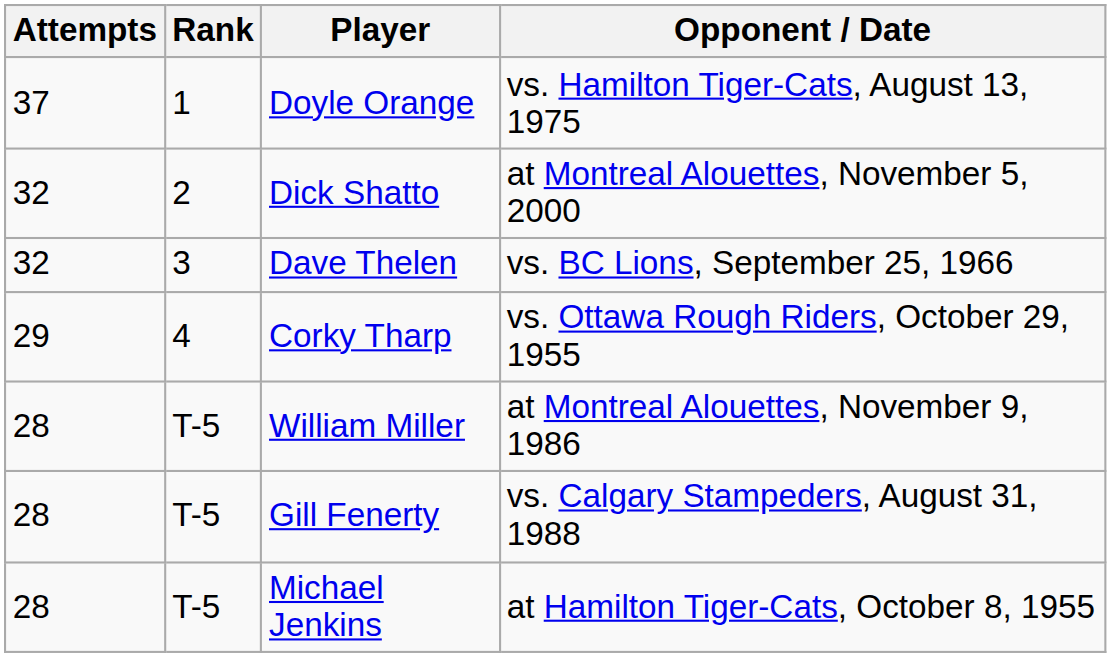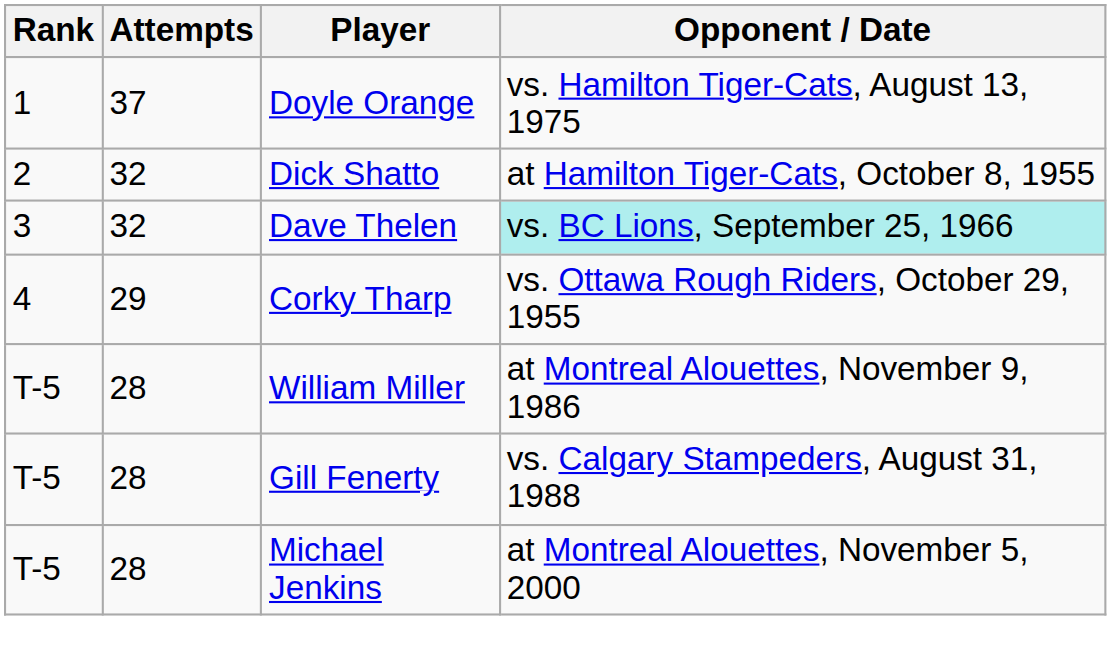columns swapped: (213, 30) <-> (85, 30)
(768, 192) at Montreal Alouettes, November 5, 2000 -> (801, 173) at Hamilton Tiger-Cats, October 8, 1955
(760, 264) no background -> (760, 226) paleturquoise background
(801, 606) at Hamilton Tiger-Cats, October 8, 1955 -> (768, 568) at Montreal Alouettes, November 5, 2000
